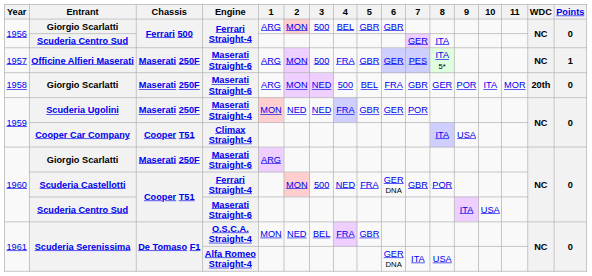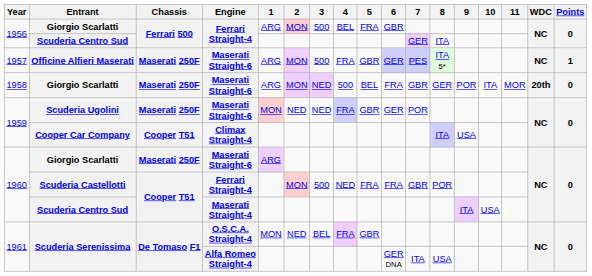(369, 27) GBR -> (369, 27) FRA
(230, 110) Maserati Straight-4 -> (230, 110) Maserati Straight-6
(394, 185) GER DNA -> (394, 185) FRA
(230, 210) Maserati Straight-6 -> (230, 210) Maserati Straight-4
